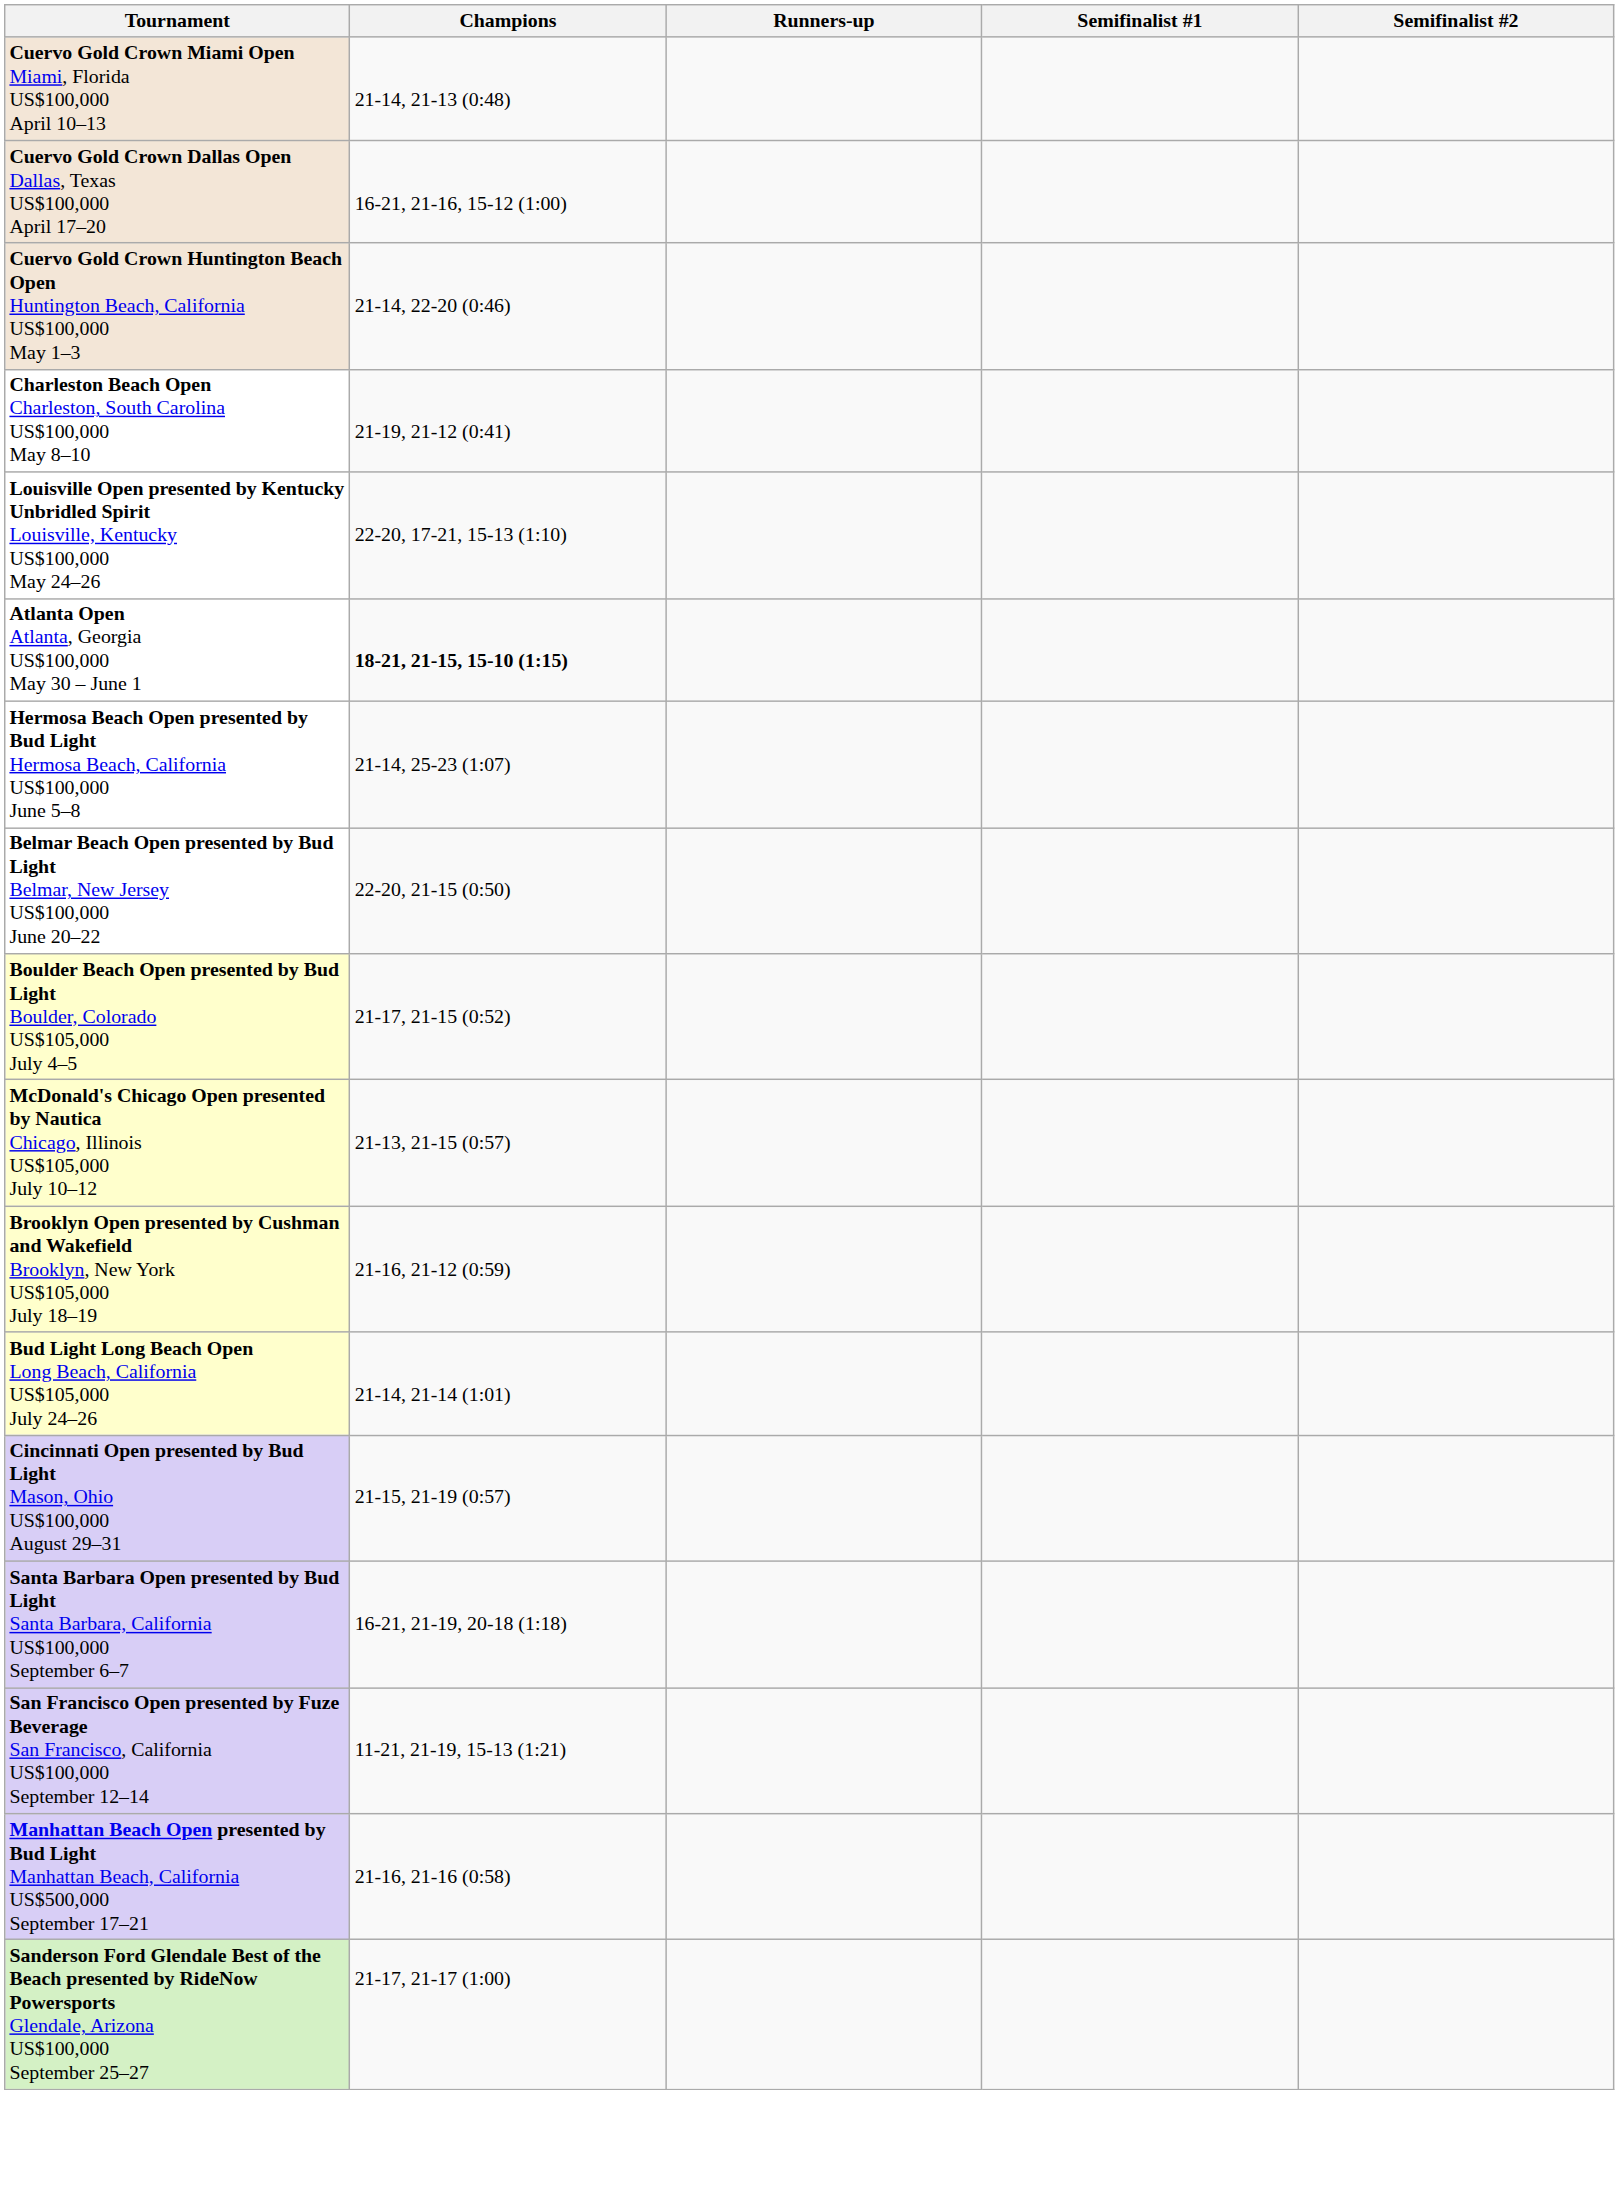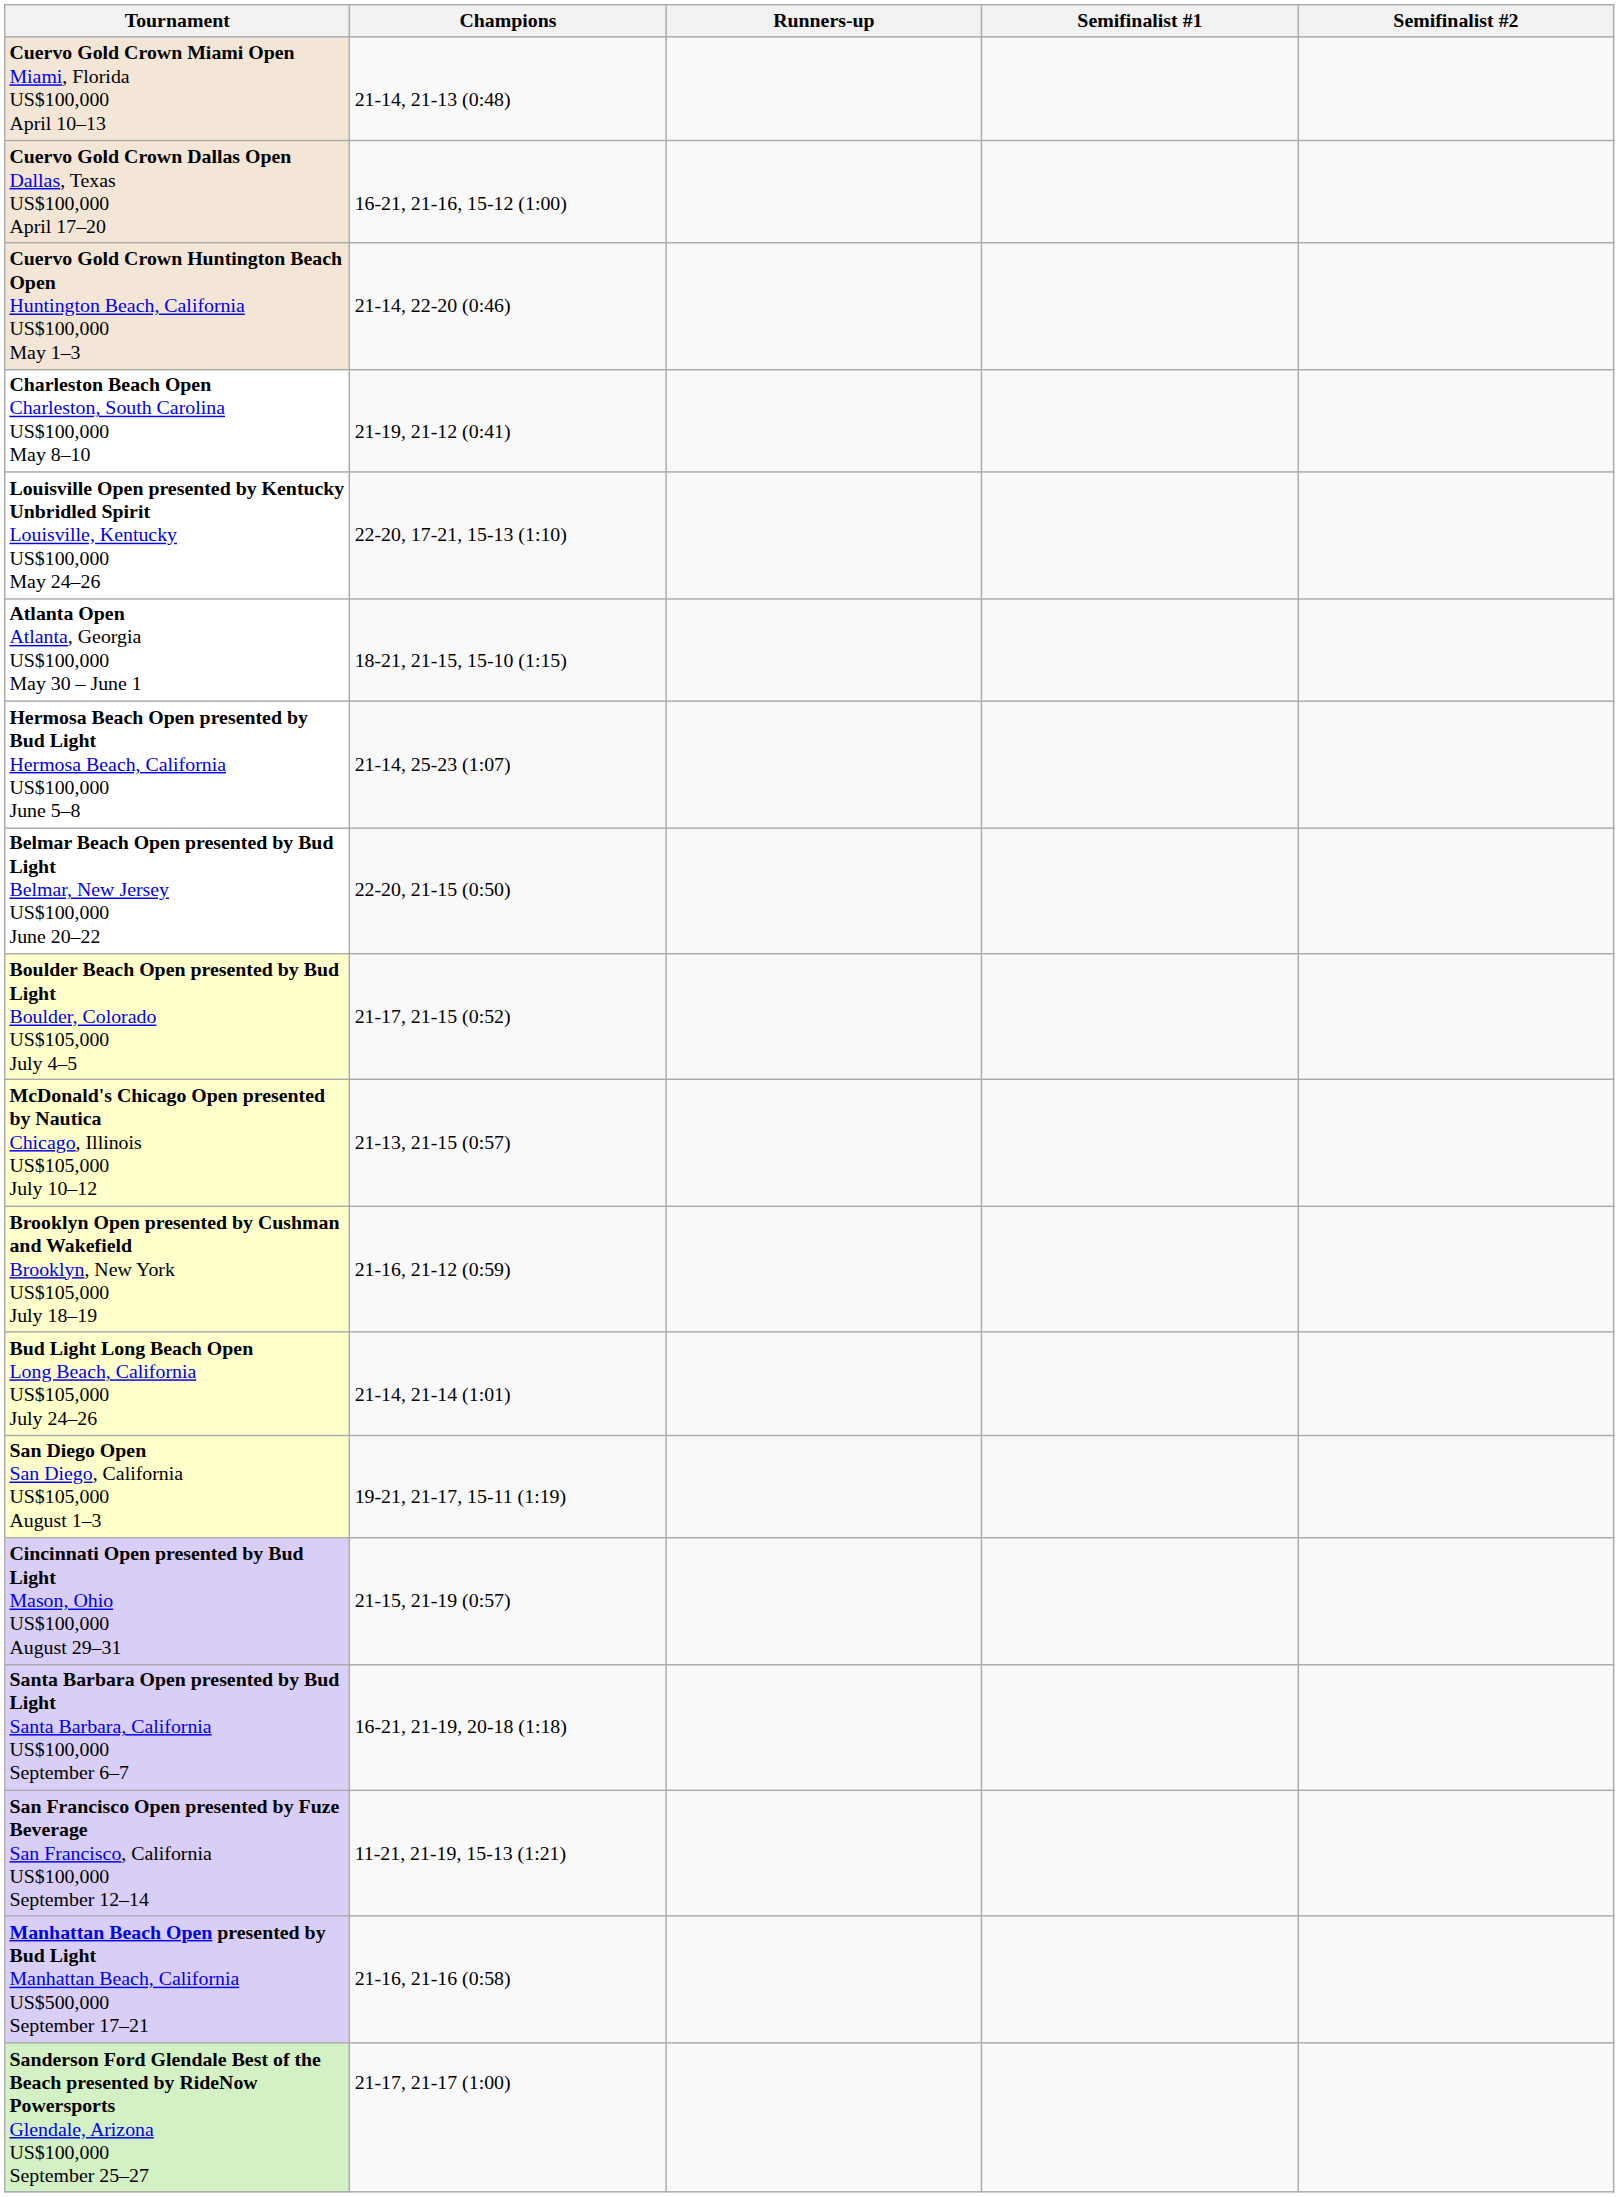(461, 660) bold -> (461, 660) normal
+ row: (96, 1485)
